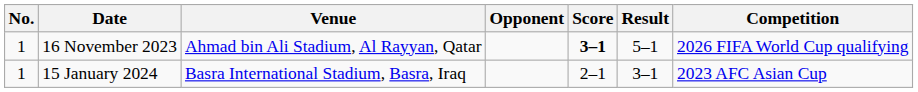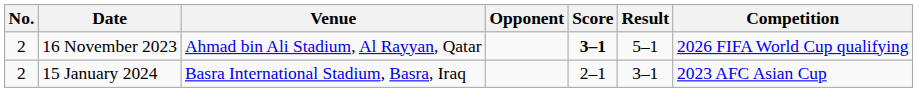(21, 45) 1 -> (21, 45) 2
(21, 73) 1 -> (21, 73) 2
